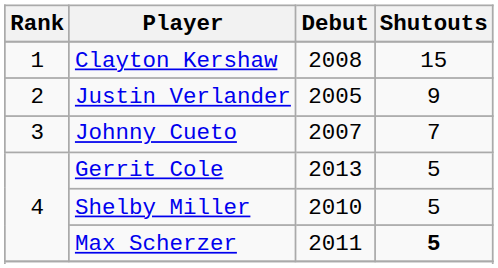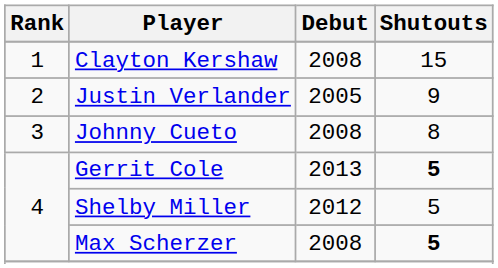(335, 134) 2007 -> (335, 134) 2008
(434, 134) 7 -> (434, 134) 8
(434, 170) normal -> (434, 170) bold
(335, 207) 2010 -> (335, 207) 2012
(335, 244) 2011 -> (335, 244) 2008
